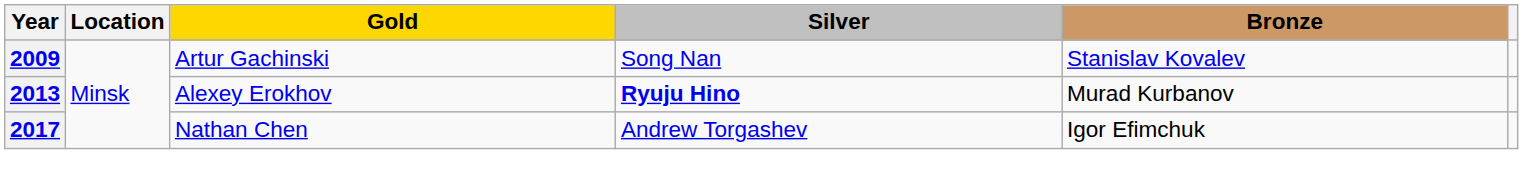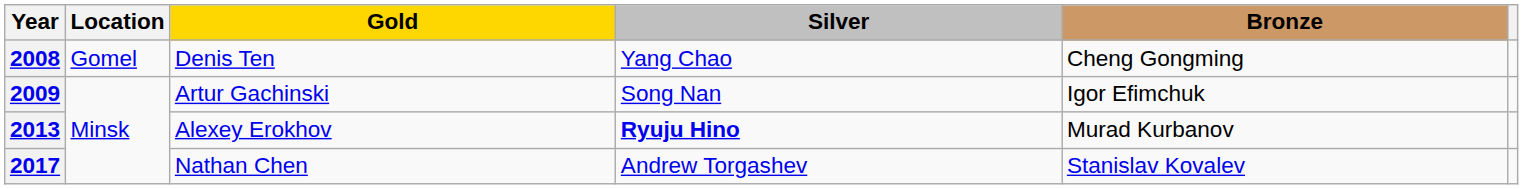+ row: (35, 58)
(1156, 58) Stanislav Kovalev -> (1136, 93) Igor Efimchuk
(1136, 129) Igor Efimchuk -> (1156, 165) Stanislav Kovalev
